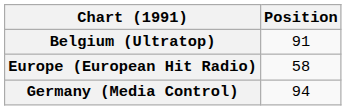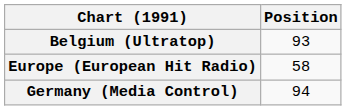(301, 42) 91 -> (301, 42) 93
